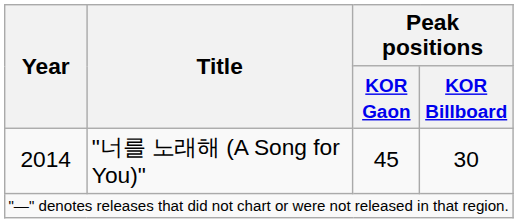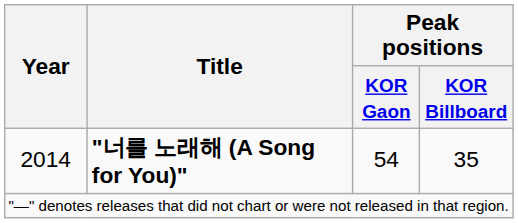(216, 161) normal -> (203, 161) bold
(386, 160) 45 -> (386, 160) 54
(466, 160) 30 -> (466, 160) 35
